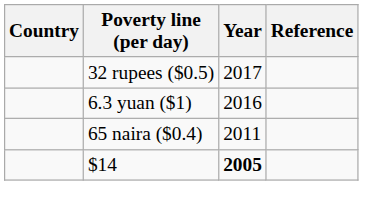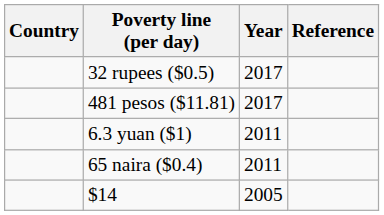+ row: (161, 103)
(243, 103) 2016 -> (263, 133) 2011
(243, 164) bold -> (263, 195) normal
